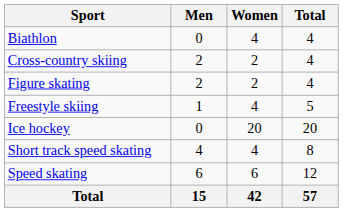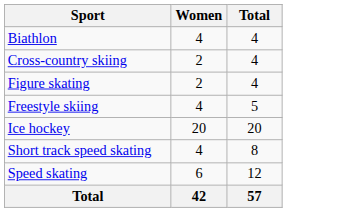- column: (199, 15)
